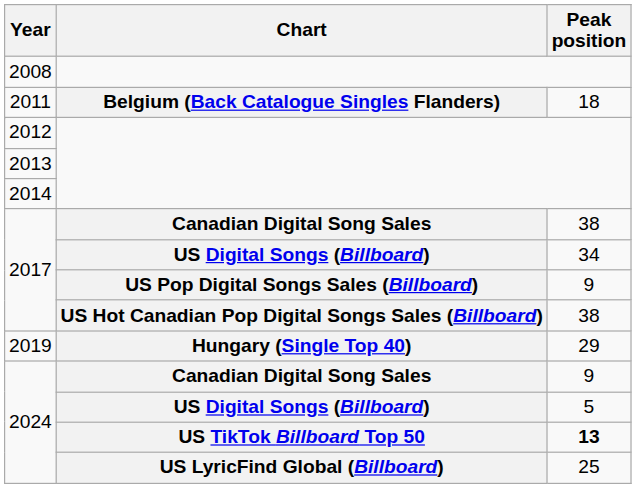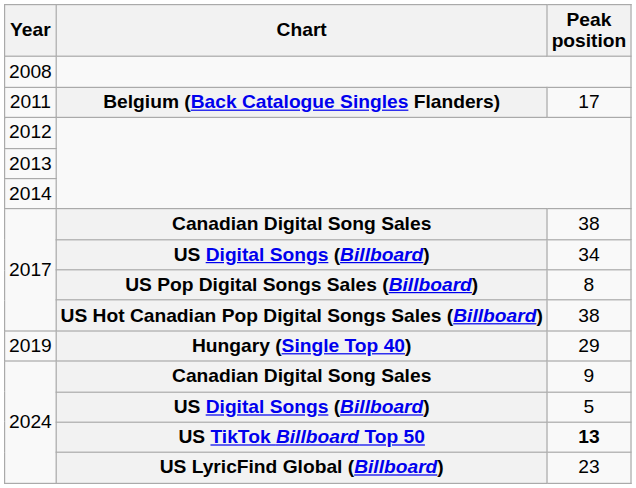(589, 102) 18 -> (589, 102) 17
(589, 284) 9 -> (589, 284) 8
(589, 467) 25 -> (589, 467) 23
